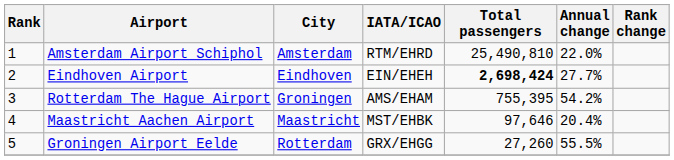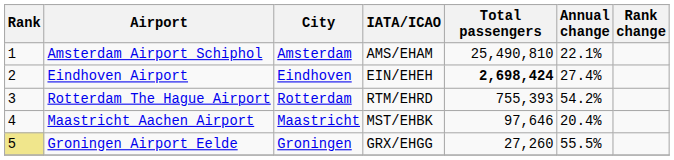(400, 54) RTM/EHRD -> (400, 54) AMS/EHAM
(581, 54) 22.0% -> (581, 54) 22.1%
(581, 77) 27.7% -> (581, 77) 27.4%
(315, 99) Groningen -> (315, 99) Rotterdam
(400, 99) AMS/EHAM -> (400, 99) RTM/EHRD
(525, 99) 755,395 -> (525, 99) 755,393
(12, 144) no background -> (12, 144) khaki background
(315, 144) Rotterdam -> (315, 144) Groningen
